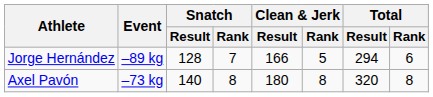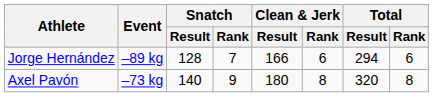(323, 59) 5 -> (323, 59) 6
(233, 81) 8 -> (233, 81) 9
